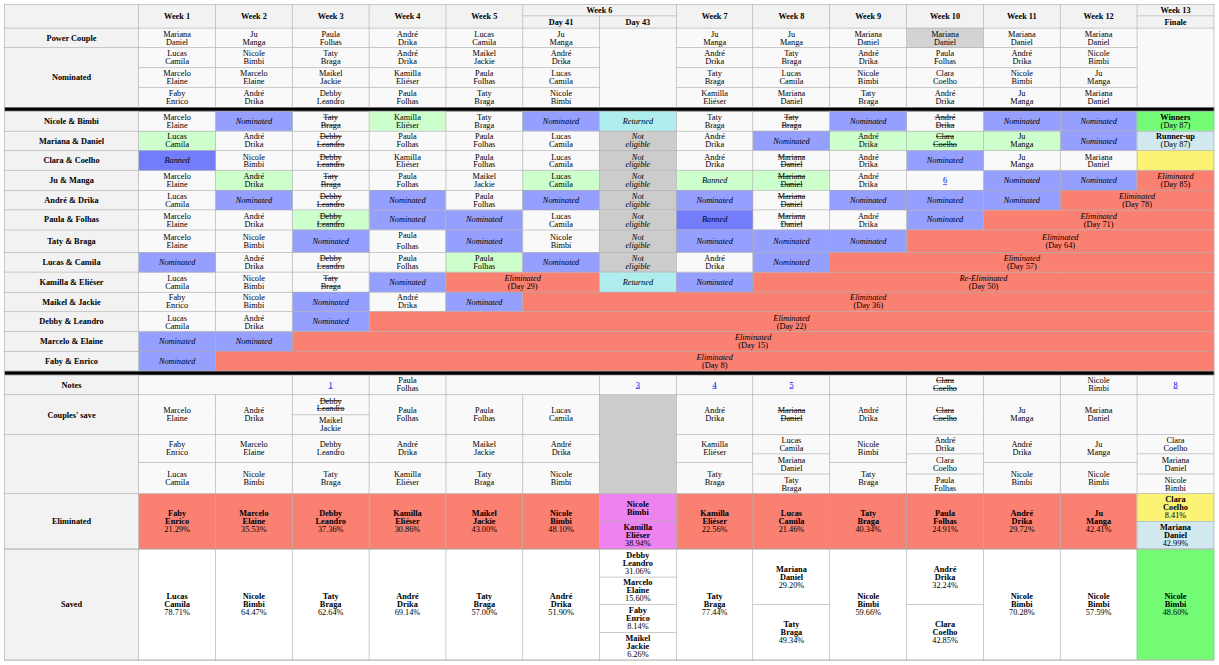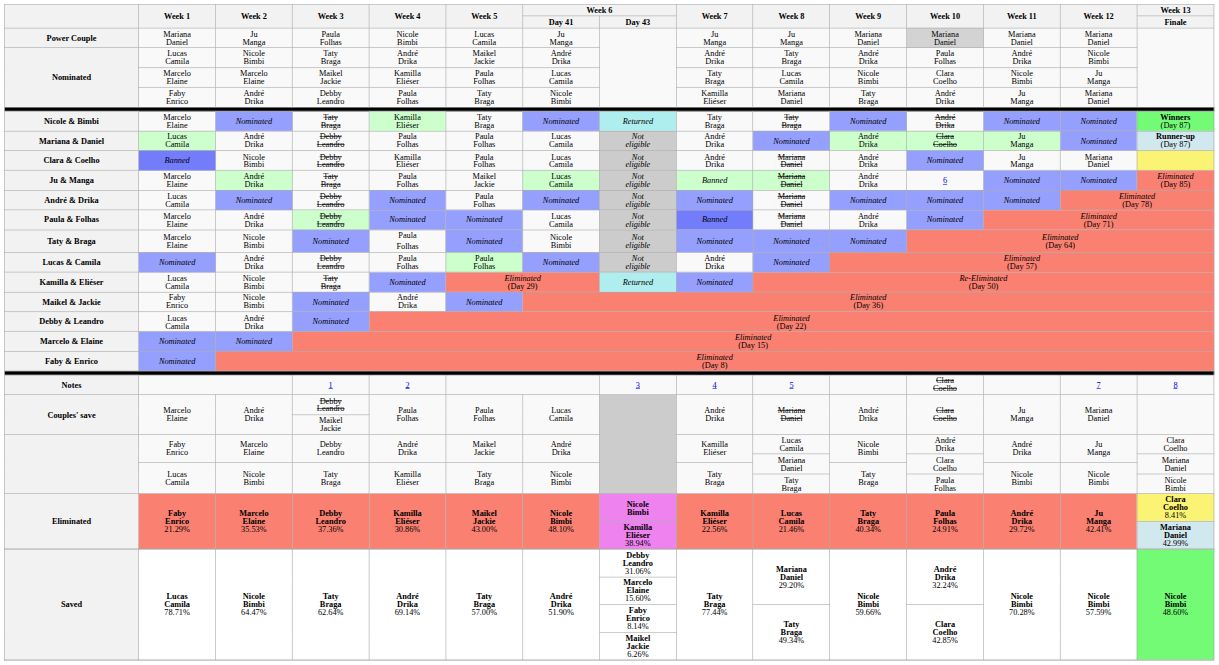(407, 38) André Drika -> (407, 38) Nicole Bimbi
(407, 385) Paula Folhas -> (407, 385) 2
(1099, 385) Nicole Bimbi -> (1099, 385) 7
